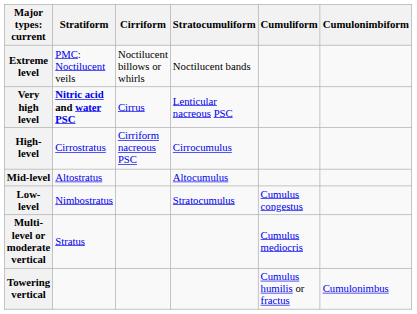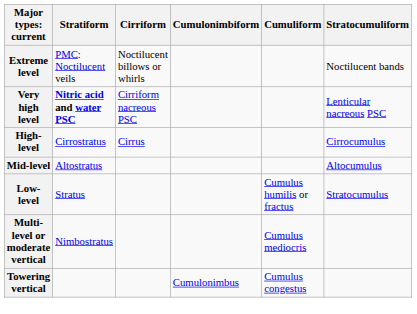columns swapped: (214, 25) <-> (366, 25)
(131, 107) Cirrus -> (138, 107) Cirriform nacreous PSC
(138, 148) Cirriform nacreous PSC -> (131, 142) Cirrus
(84, 200) Nimbostratus -> (70, 194) Stratus
(282, 200) Cumulus congestus -> (286, 194) Cumulus humilis or fractus
(70, 241) Stratus -> (84, 241) Nimbostratus
(282, 288) Cumulus humilis or fractus -> (285, 282) Cumulus congestus
